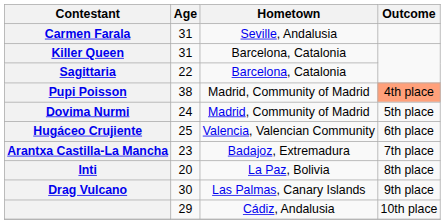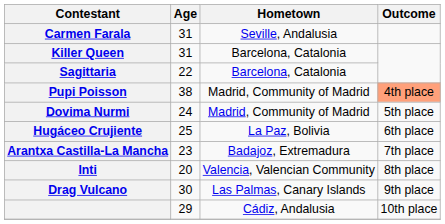(289, 131) Valencia, Valencian Community -> (289, 131) La Paz, Bolivia
(289, 170) La Paz, Bolivia -> (289, 170) Valencia, Valencian Community
